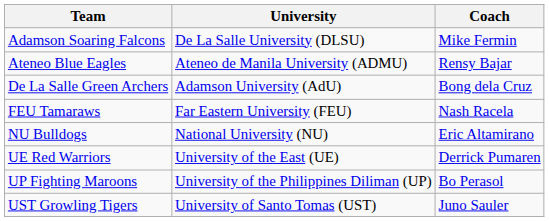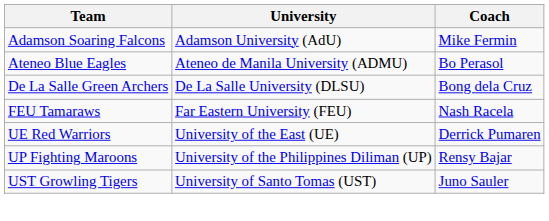(270, 39) De La Salle University (DLSU) -> (258, 39) Adamson University (AdU)
(475, 63) Rensy Bajar -> (471, 63) Bo Perasol
(258, 87) Adamson University (AdU) -> (270, 87) De La Salle University (DLSU)
- row: (47, 134)
(471, 181) Bo Perasol -> (475, 157) Rensy Bajar
